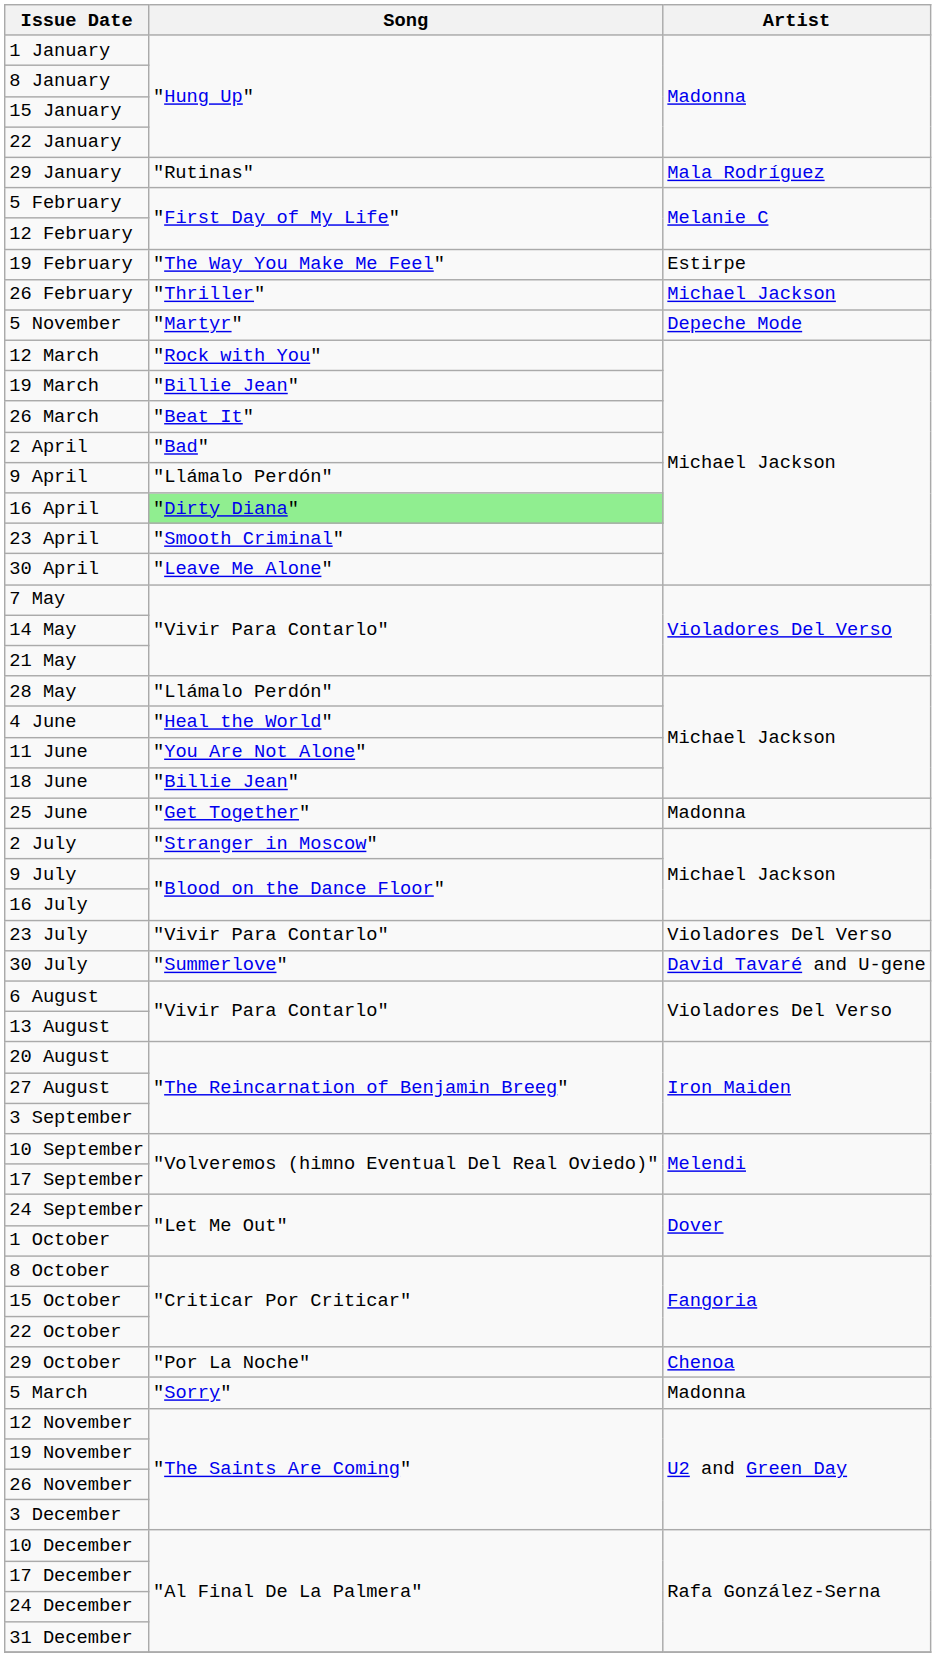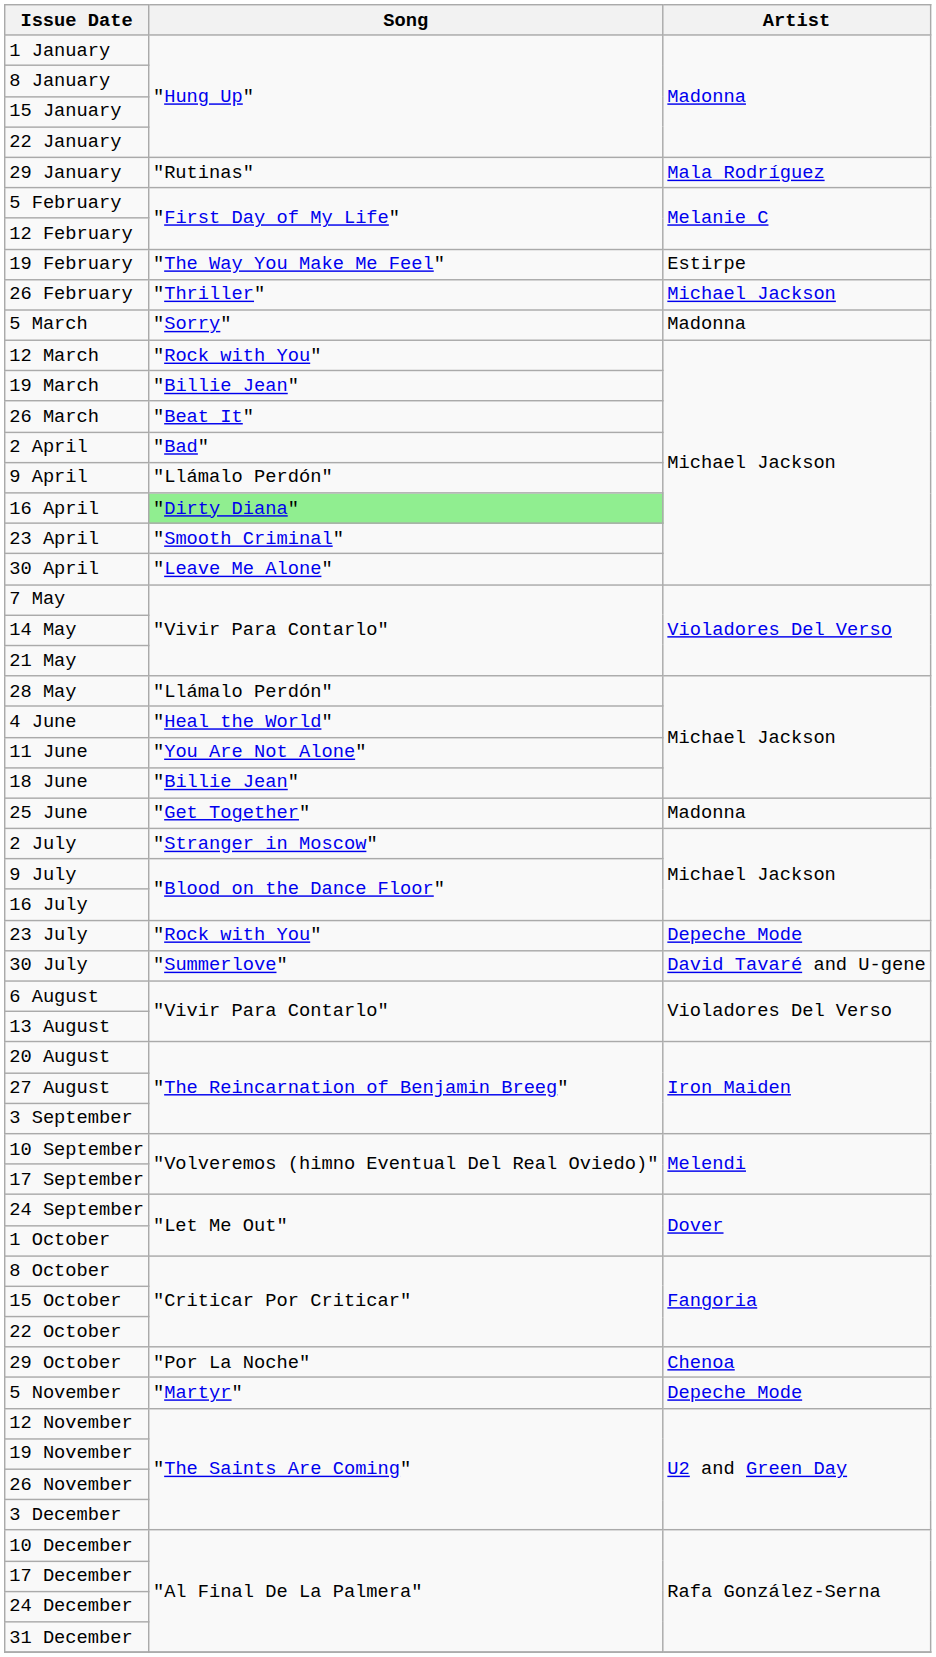rows swapped: (48, 1393) <-> (65, 325)
(271, 935) "Vivir Para Contarlo" -> (237, 935) "Rock with You"
(780, 935) Violadores Del Verso -> (735, 935) Depeche Mode
